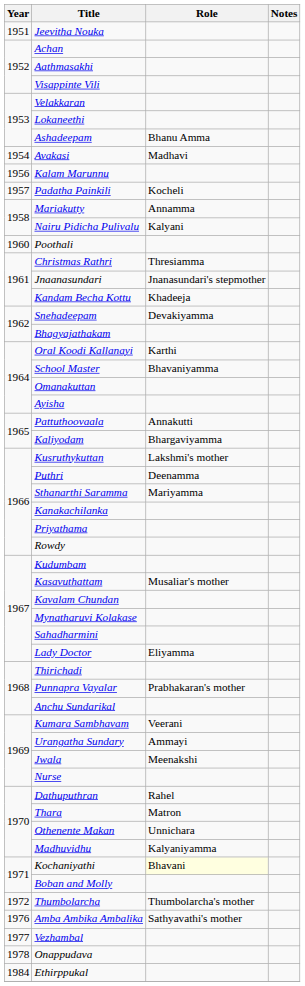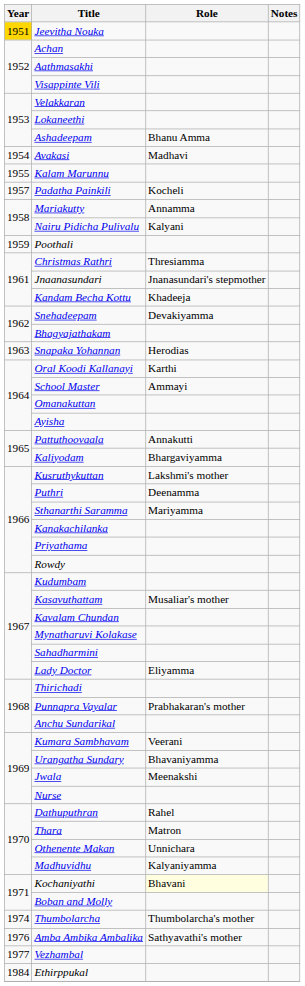(18, 31) no background -> (18, 31) gold background
(18, 173) 1956 -> (18, 173) 1955
(18, 244) 1960 -> (18, 244) 1959
+ row: (77, 350)
(183, 368) Bhavaniyamma -> (168, 386) Ammayi
(168, 741) Ammayi -> (183, 759) Bhavaniyamma
(18, 901) 1972 -> (18, 919) 1974
- row: (63, 954)
